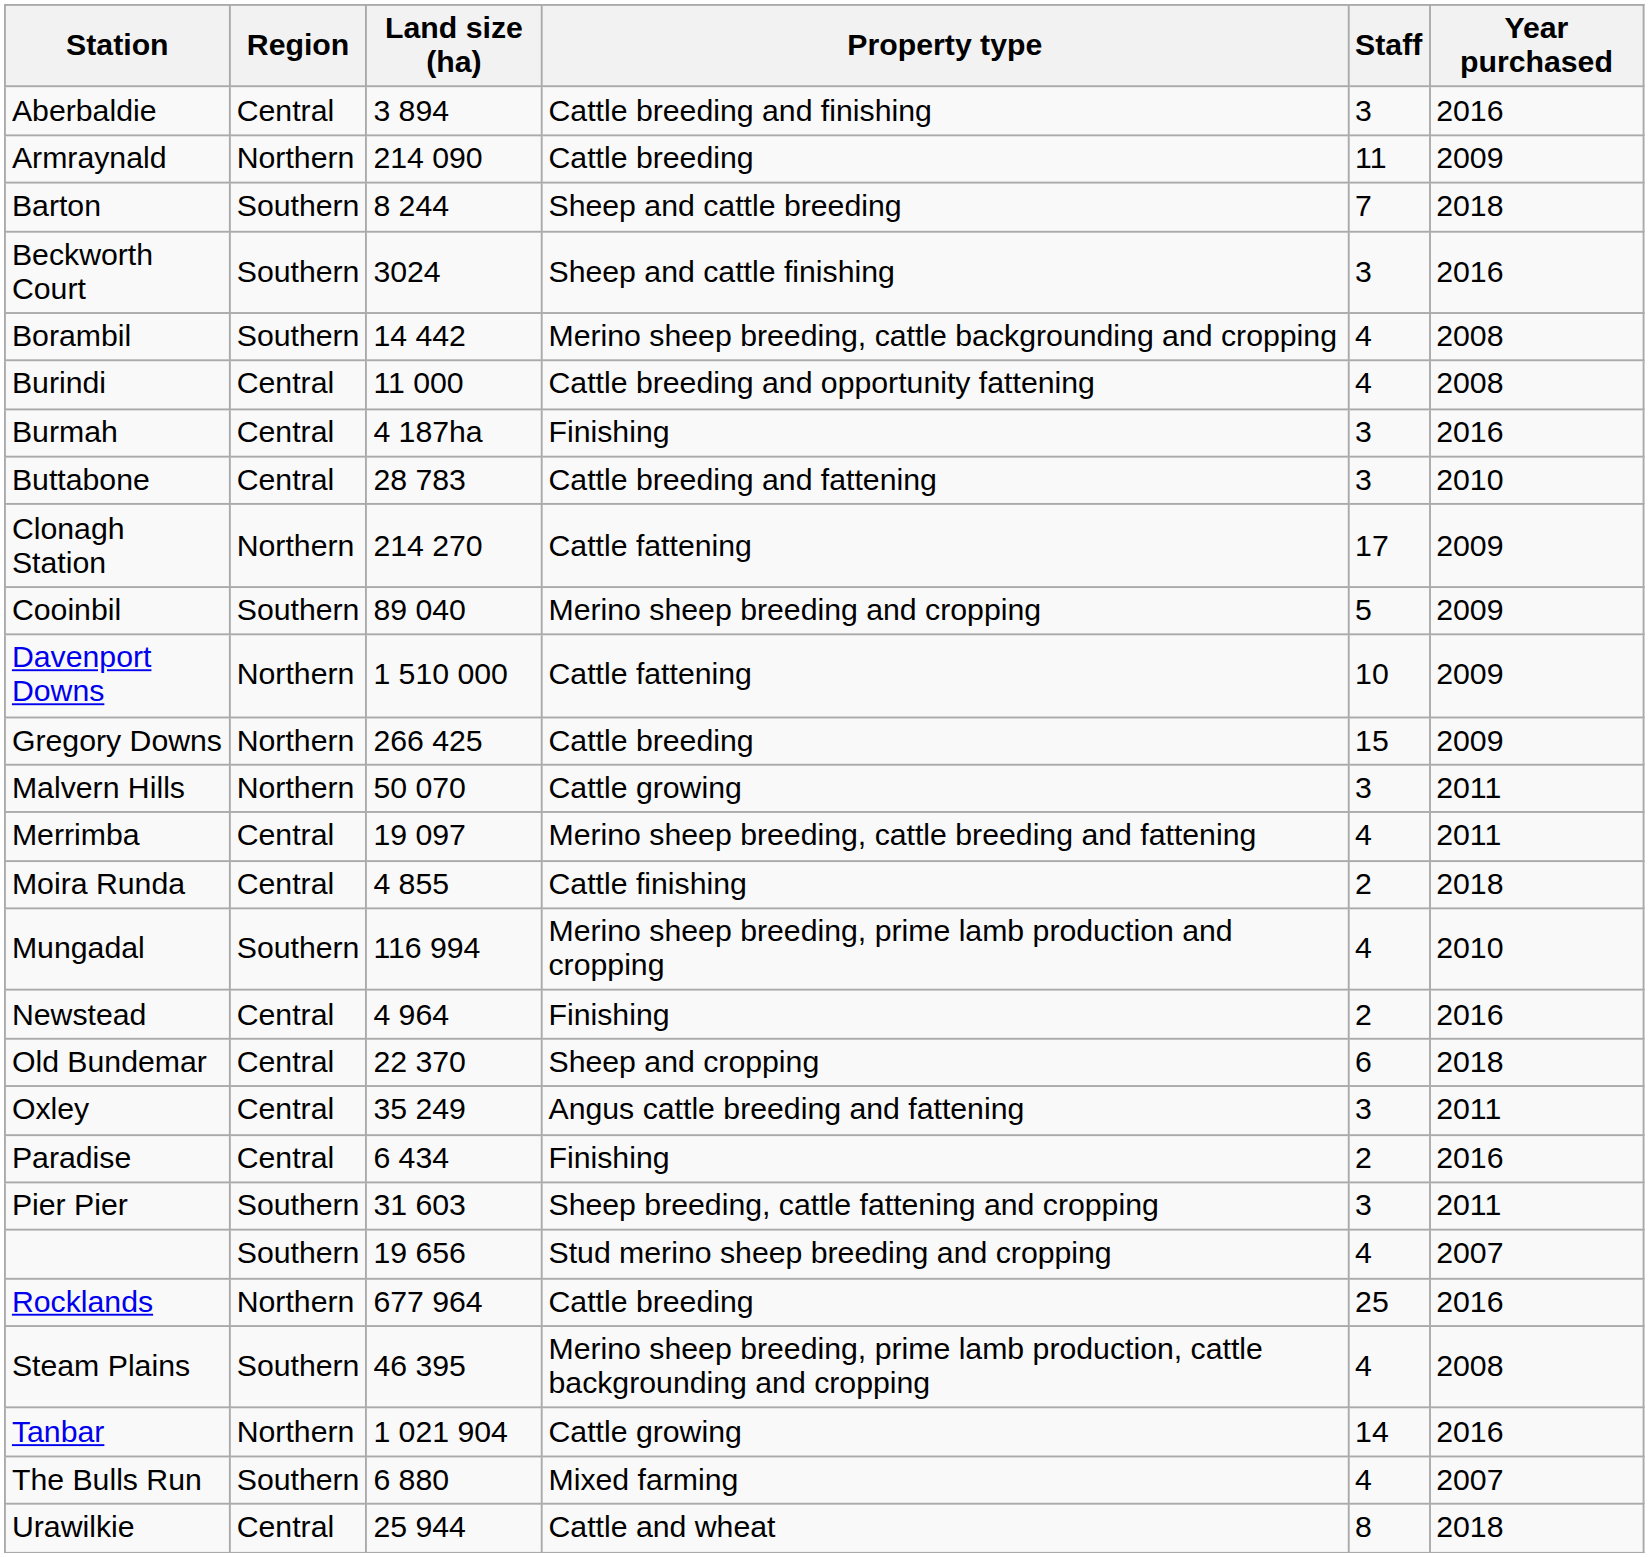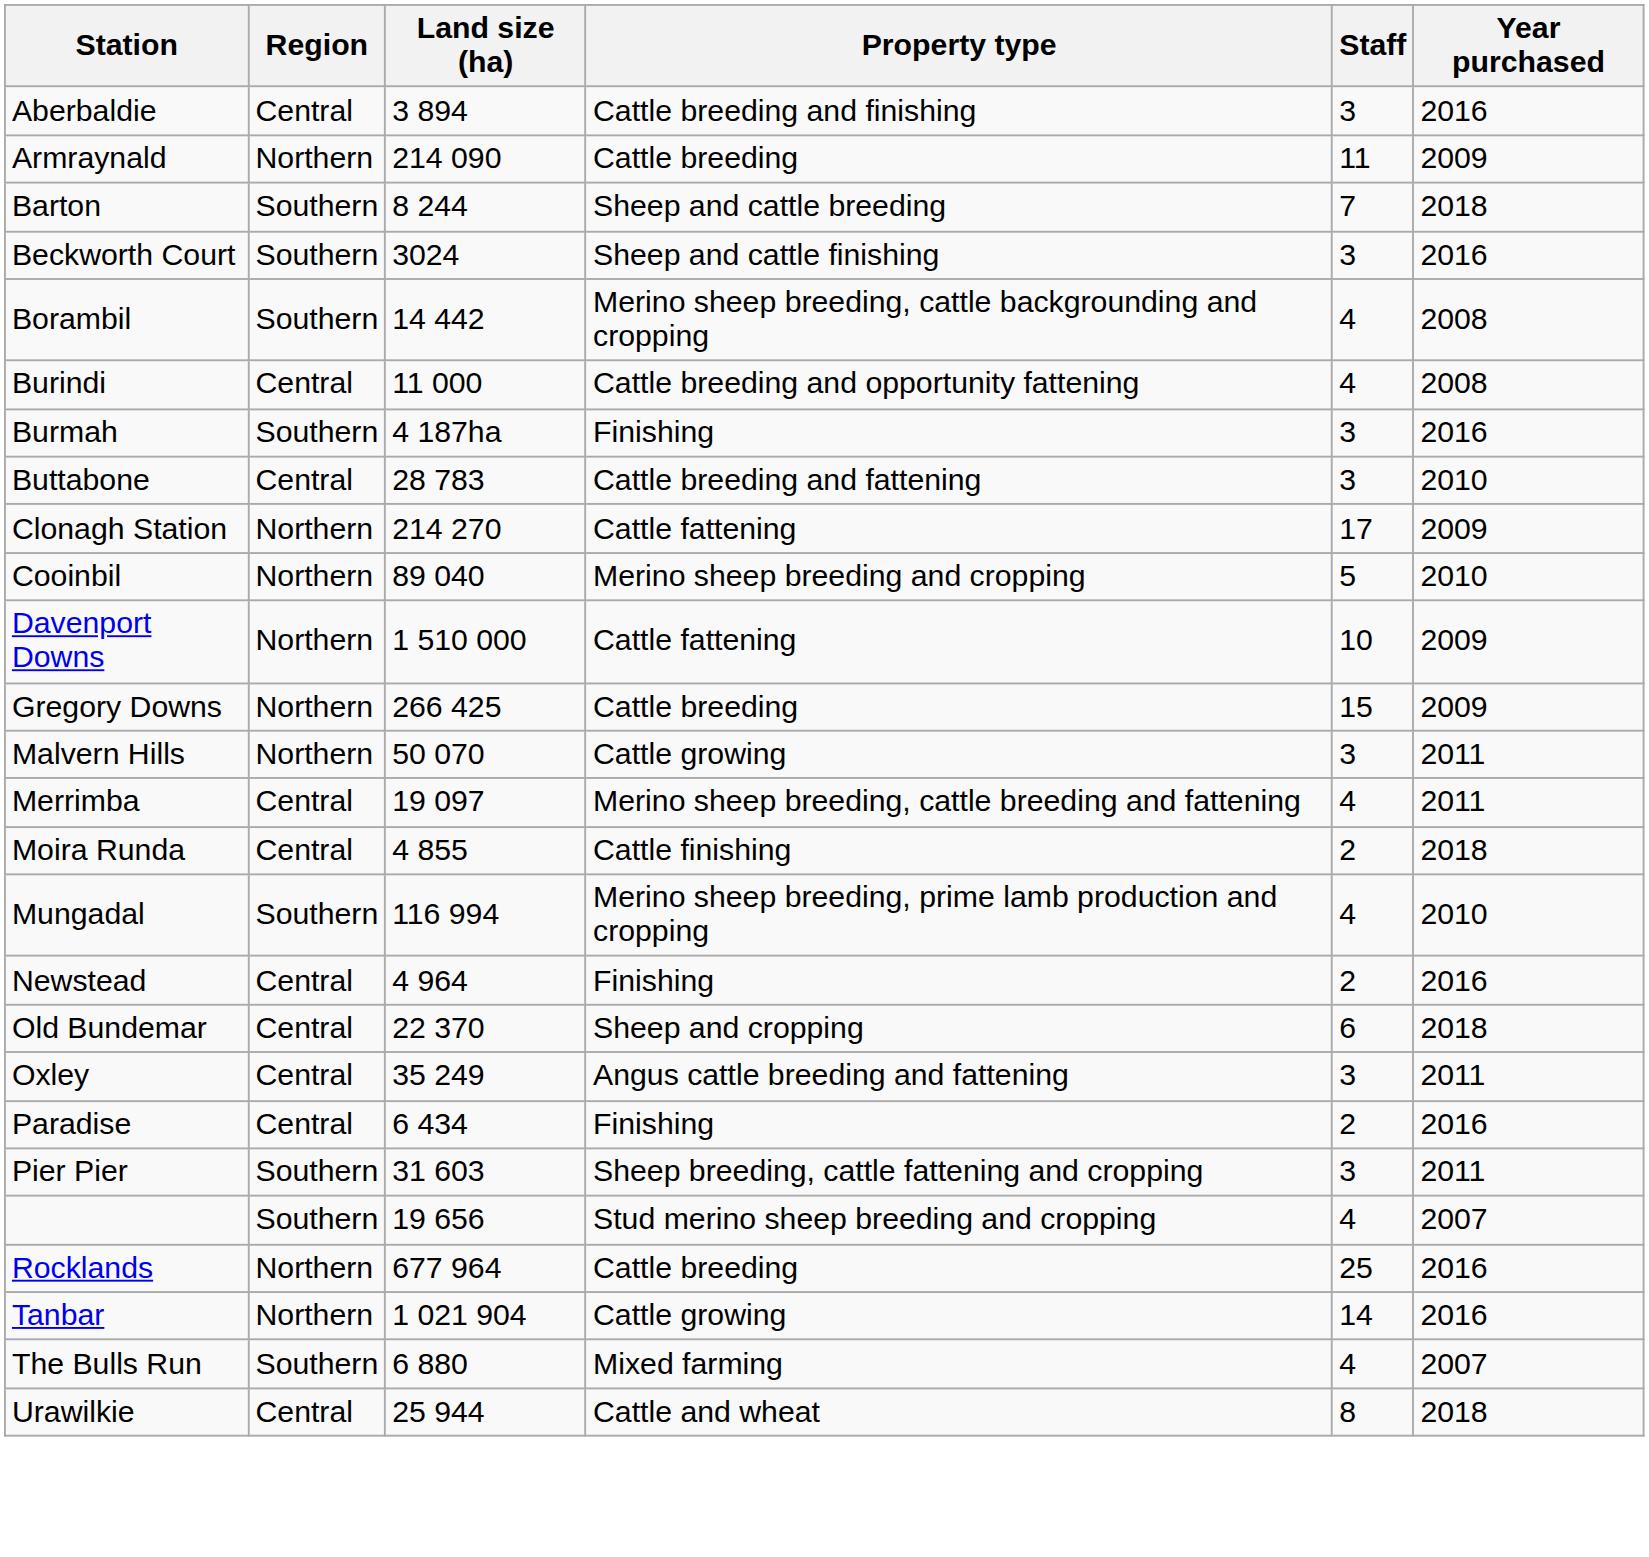(285, 432) Central -> (317, 432) Southern
(298, 610) Southern -> (314, 576) Northern
(1470, 610) 2009 -> (1454, 576) 2010
- row: (101, 1366)
